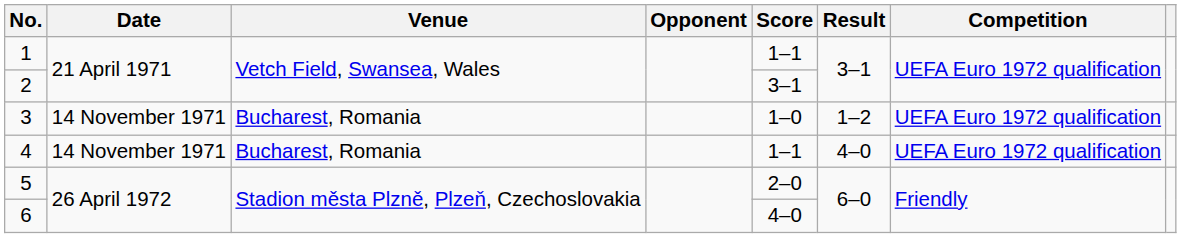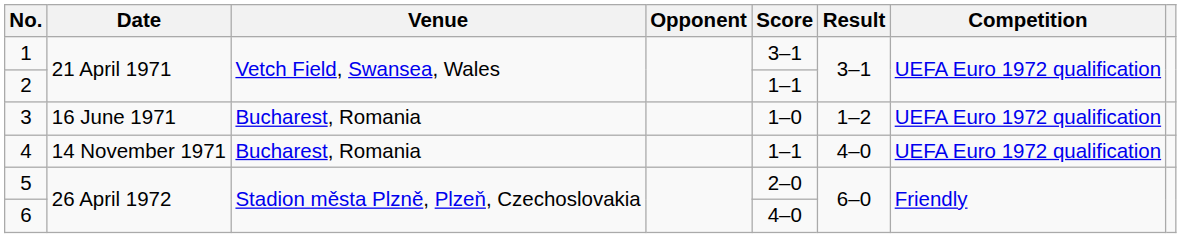(785, 53) 1–1 -> (785, 53) 3–1
(785, 85) 3–1 -> (785, 85) 1–1
(139, 118) 14 November 1971 -> (114, 118) 16 June 1971
